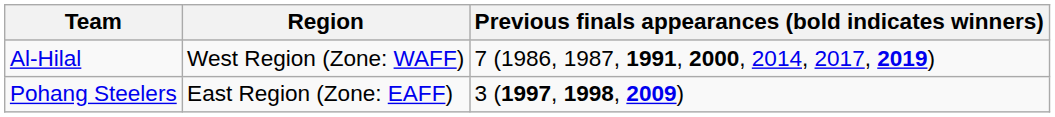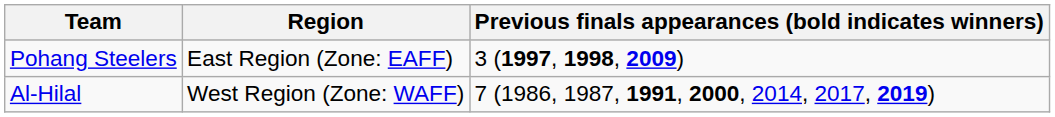rows swapped: (46, 58) <-> (93, 93)
